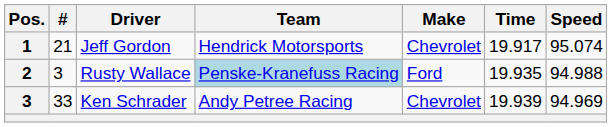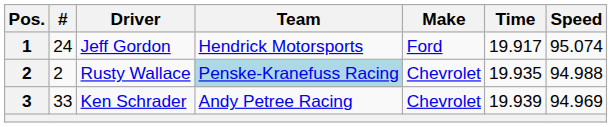(63, 46) 21 -> (63, 46) 24
(444, 46) Chevrolet -> (425, 46) Ford
(58, 73) 3 -> (58, 73) 2
(425, 73) Ford -> (444, 73) Chevrolet
